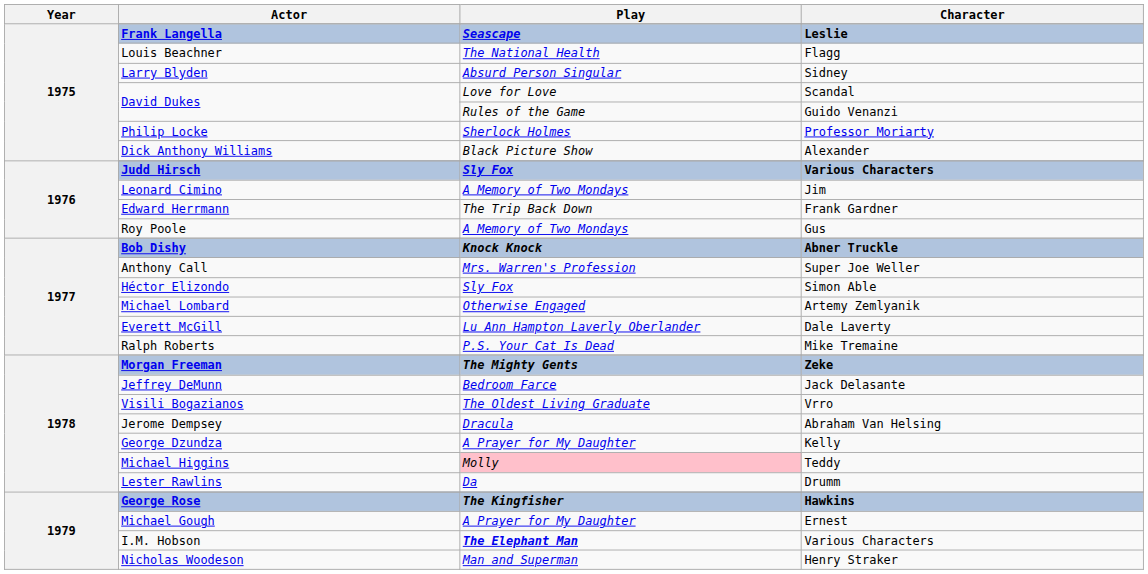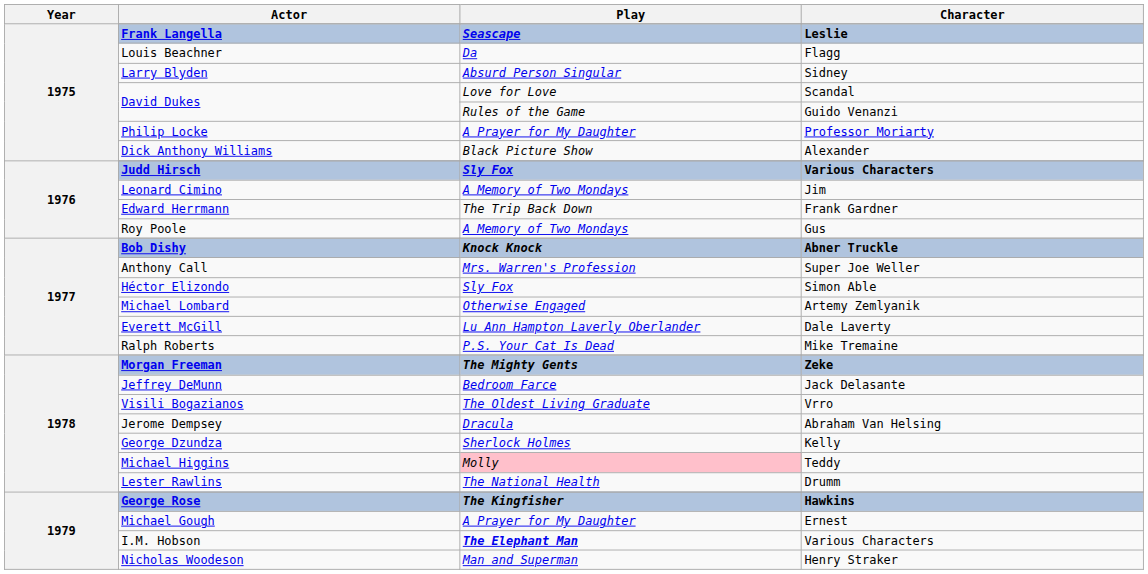(531, 53) The National Health -> (470, 53) Da
(517, 131) Sherlock Holmes -> (549, 131) A Prayer for My Daughter
(549, 443) A Prayer for My Daughter -> (517, 443) Sherlock Holmes
(470, 482) Da -> (531, 482) The National Health
